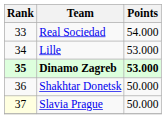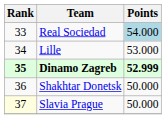(143, 31) no background -> (143, 31) lightblue background
(143, 68) 53.000 -> (143, 68) 52.999
